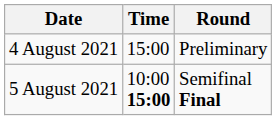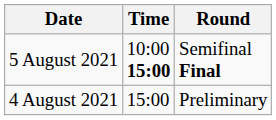rows swapped: (64, 49) <-> (64, 89)
